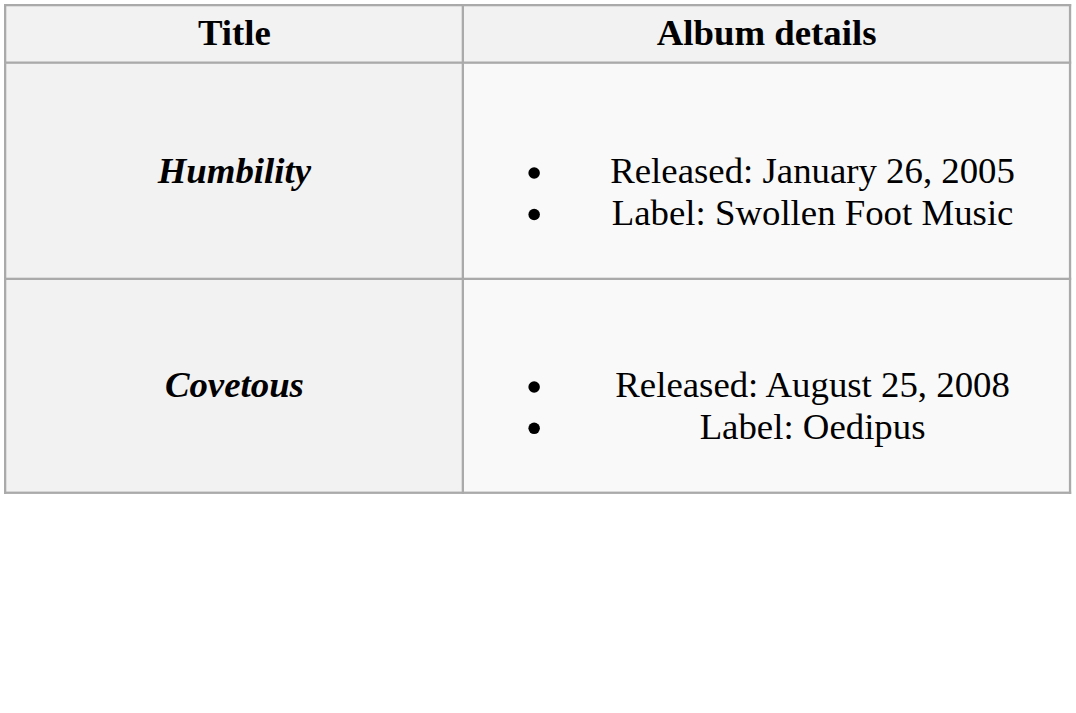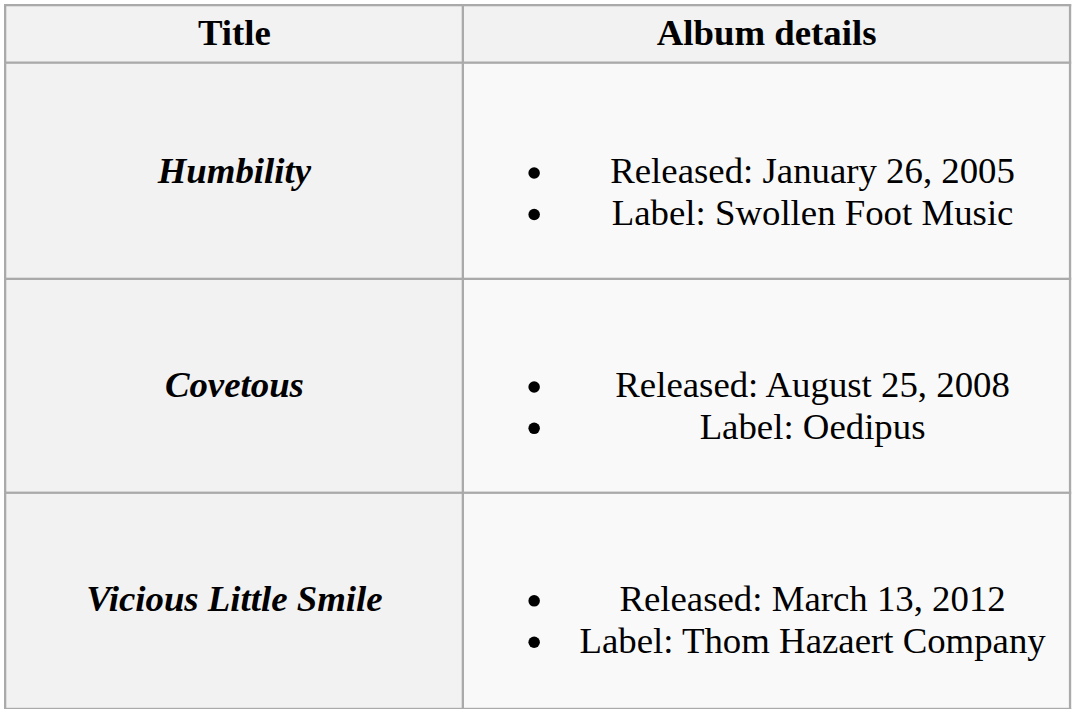+ row: (234, 599)
